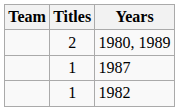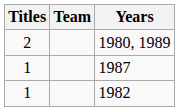columns swapped: (27, 17) <-> (72, 17)
